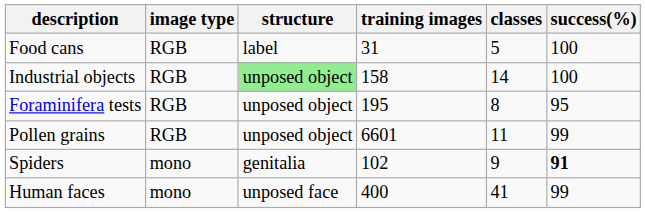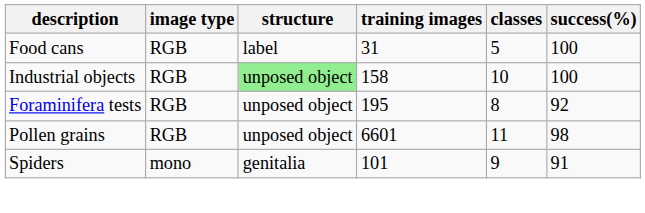(500, 76) 14 -> (500, 76) 10
(560, 105) 95 -> (560, 105) 92
(560, 134) 99 -> (560, 134) 98
(375, 163) 102 -> (375, 163) 101
(560, 163) bold -> (560, 163) normal
- row: (57, 192)
